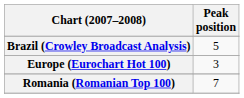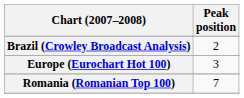(216, 45) 5 -> (216, 45) 2
